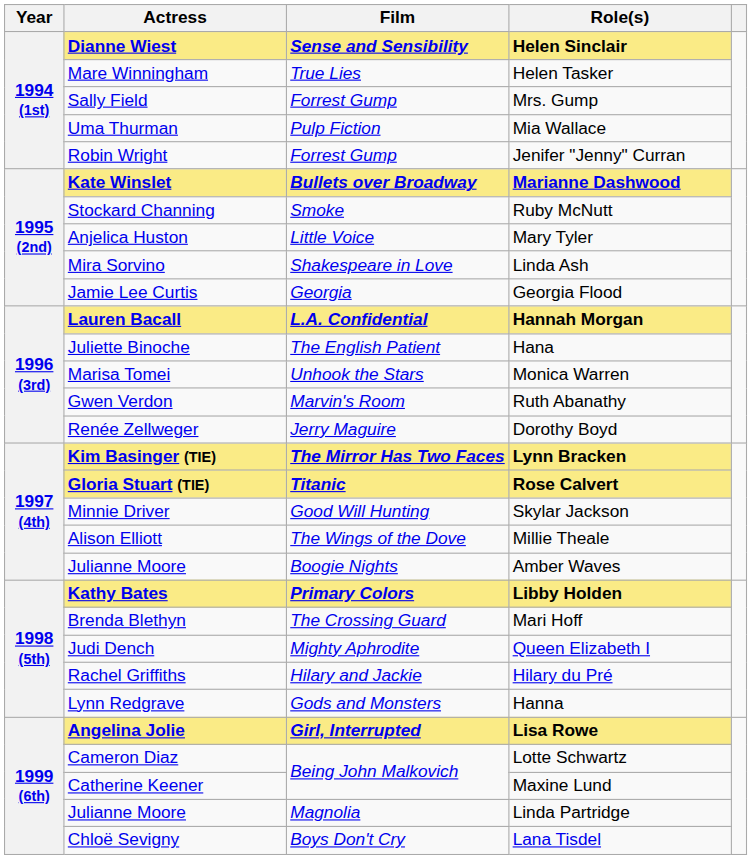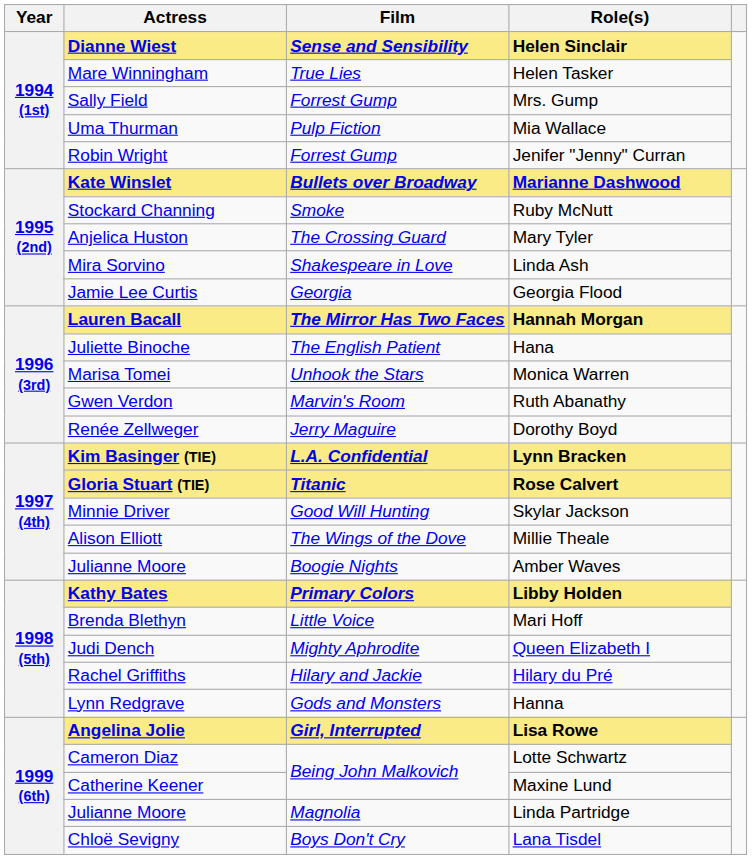(332, 237) Little Voice -> (368, 237) The Crossing Guard
(359, 319) L.A. Confidential -> (397, 319) The Mirror Has Two Faces
(397, 456) The Mirror Has Two Faces -> (359, 456) L.A. Confidential
(368, 621) The Crossing Guard -> (332, 621) Little Voice
